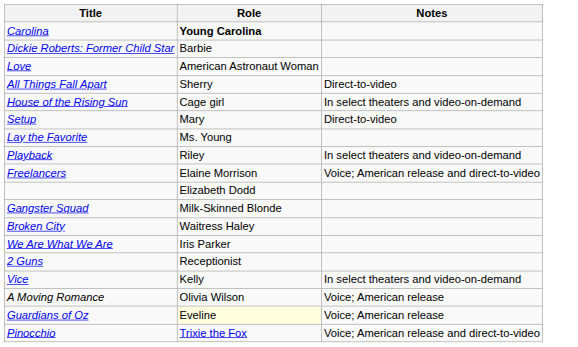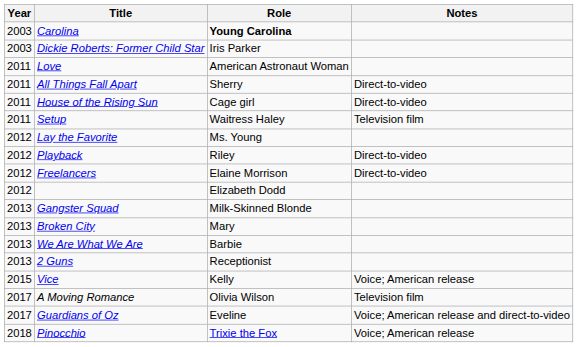+ column: (19, 13)
(196, 48) Barbie -> (235, 48) Iris Parker
(423, 102) In select theaters and video-on-demand -> (390, 102) Direct-to-video
(192, 119) Mary -> (247, 119) Waitress Haley
(360, 119) Direct-to-video -> (389, 119) Television film
(423, 155) In select theaters and video-on-demand -> (390, 155) Direct-to-video
(432, 173) Voice; American release and direct-to-video -> (390, 173) Direct-to-video
(217, 226) Waitress Haley -> (222, 226) Mary
(205, 244) Iris Parker -> (226, 244) Barbie
(423, 279) In select theaters and video-on-demand -> (414, 279) Voice; American release
(384, 297) Voice; American release -> (389, 297) Television film
(198, 315) lightyellow background -> (228, 315) no background
(384, 315) Voice; American release -> (462, 315) Voice; American release and direct-to-video
(432, 333) Voice; American release and direct-to-video -> (414, 333) Voice; American release
